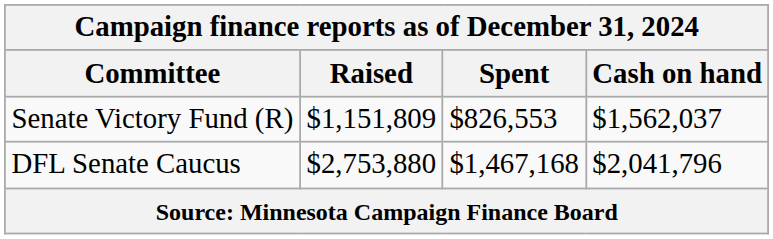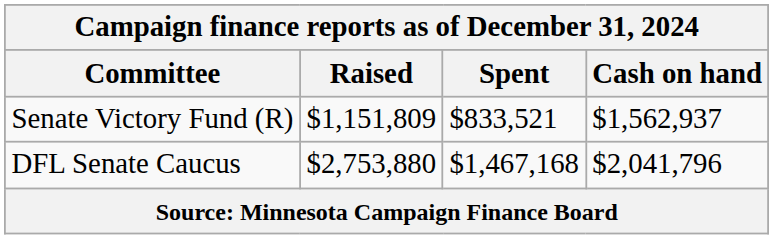(503, 118) $826,553 -> (503, 118) $833,521
(657, 118) $1,562,037 -> (657, 118) $1,562,937
